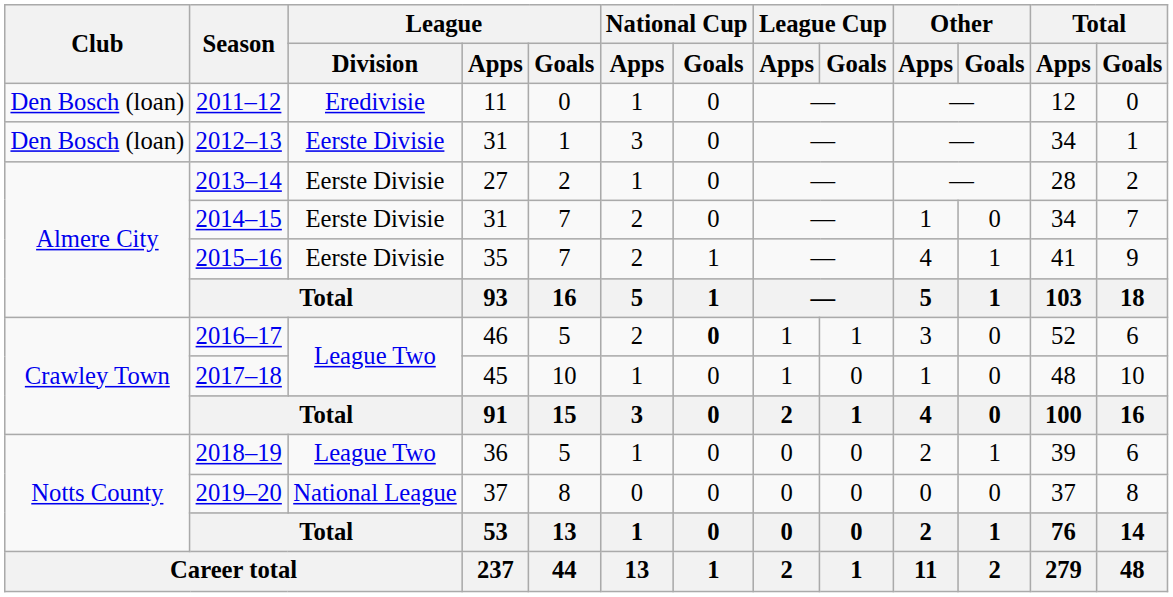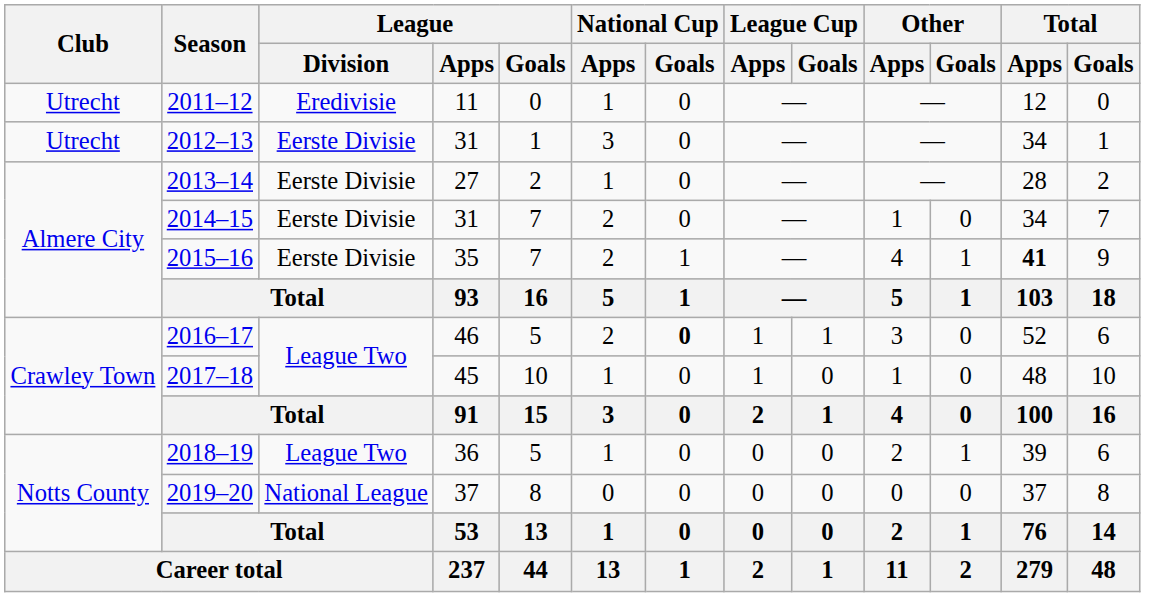(97, 102) Den Bosch (loan) -> (83, 102) Utrecht
(97, 141) Den Bosch (loan) -> (83, 141) Utrecht
(1063, 258) normal -> (1035, 258) bold
